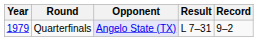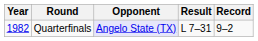(18, 28) 1979 -> (18, 28) 1982
